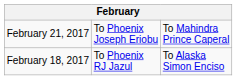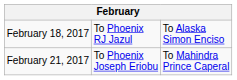rows swapped: (48, 61) <-> (48, 34)
